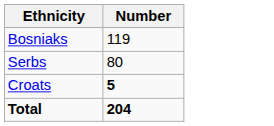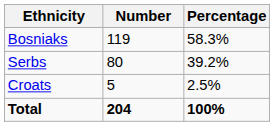+ column: (227, 16)
(111, 86) bold -> (111, 86) normal
